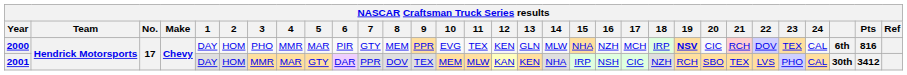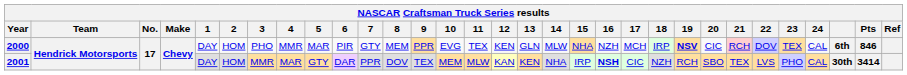(868, 45) 816 -> (868, 45) 846
(608, 62) normal -> (608, 62) bold
(868, 62) 3412 -> (868, 62) 3414
